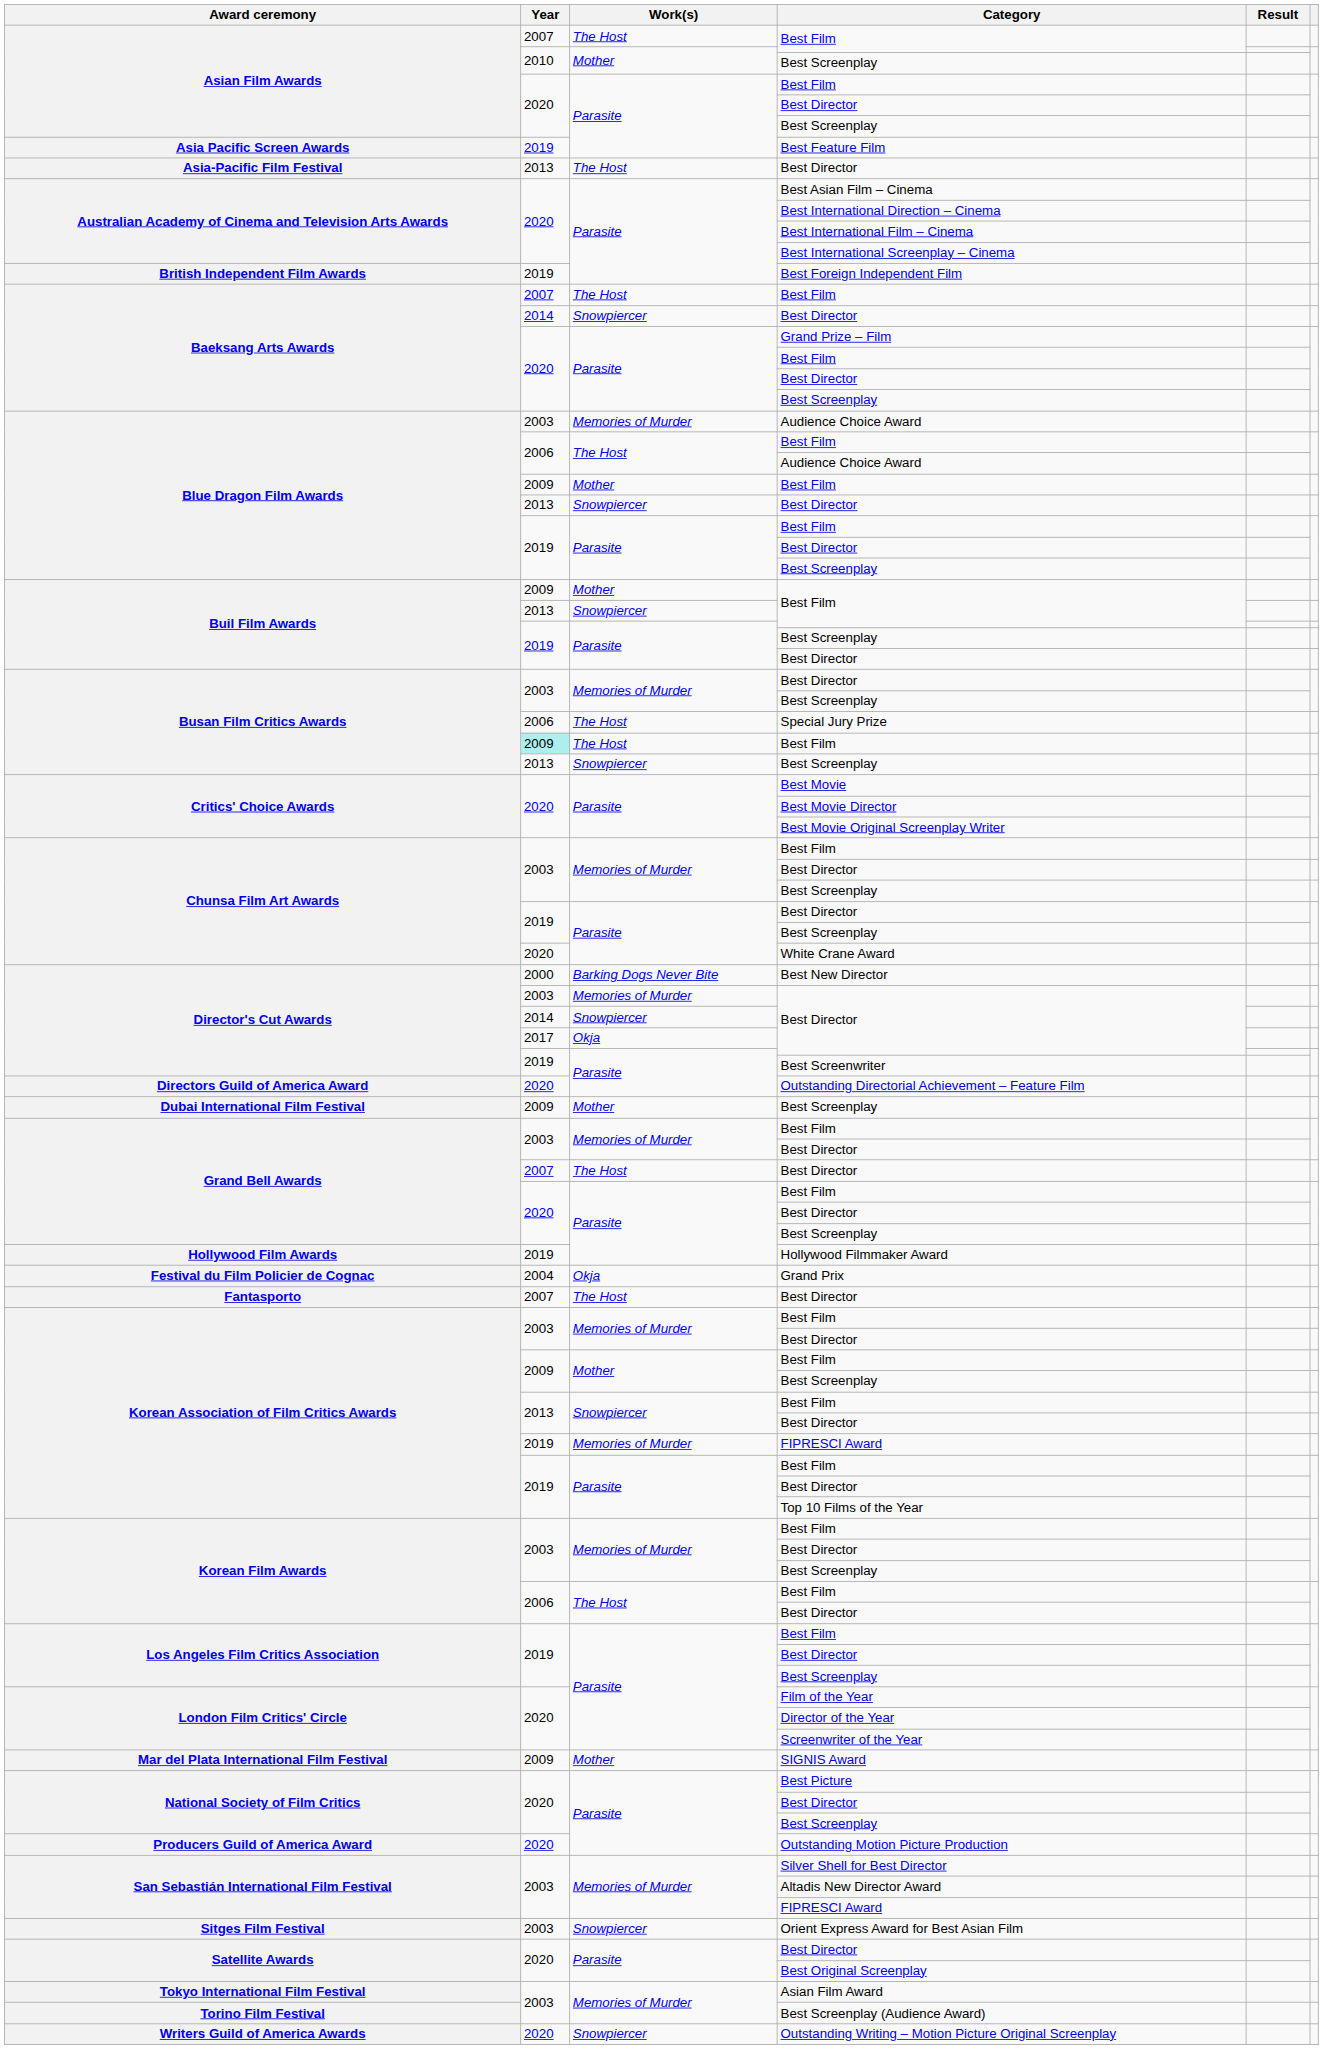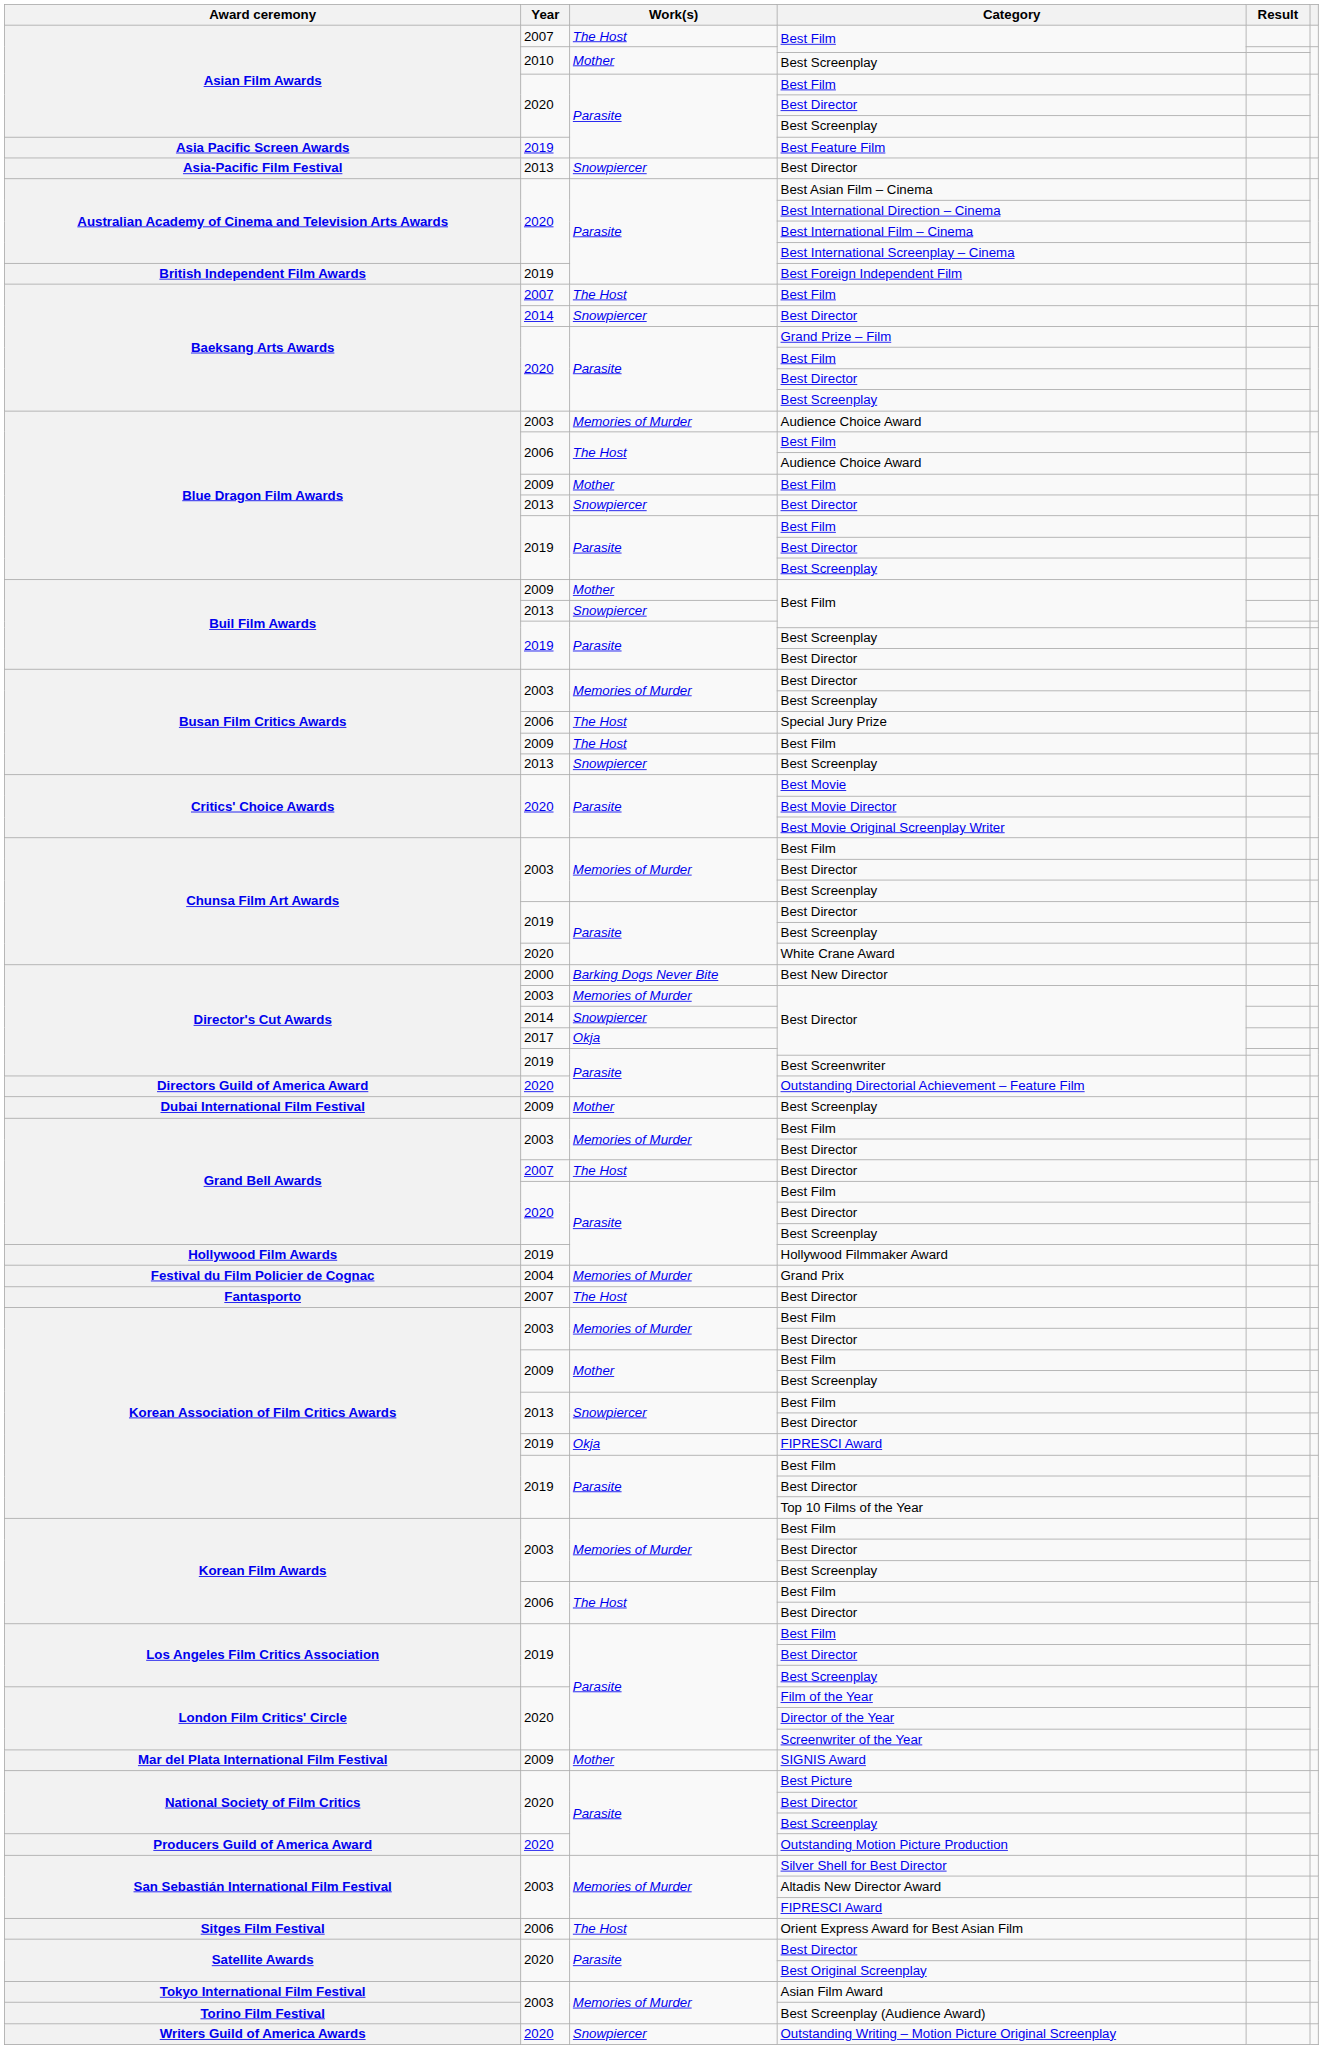(600, 168) The Host -> (610, 168) Snowpiercer
(539, 743) paleturquoise background -> (539, 743) no background
(587, 1276) Okja -> (632, 1276) Memories of Murder
(632, 1444) Memories of Murder -> (587, 1444) Okja
(539, 1928) 2003 -> (539, 1928) 2006
(610, 1928) Snowpiercer -> (600, 1928) The Host
